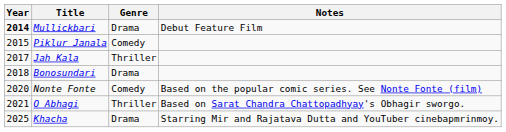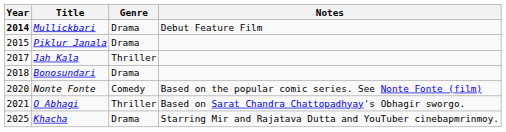(128, 42) Comedy -> (125, 42) Drama
